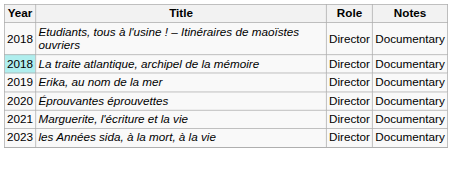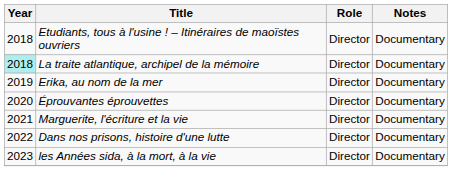+ row: (134, 138)
